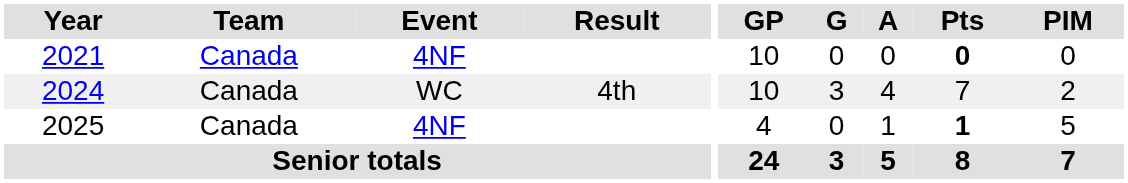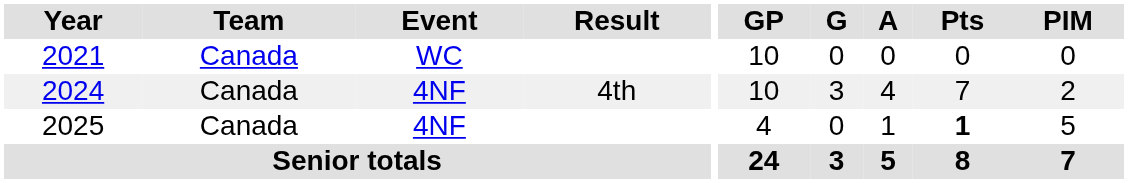(439, 56) 4NF -> (439, 56) WC
(962, 56) bold -> (962, 56) normal
(439, 91) WC -> (439, 91) 4NF
